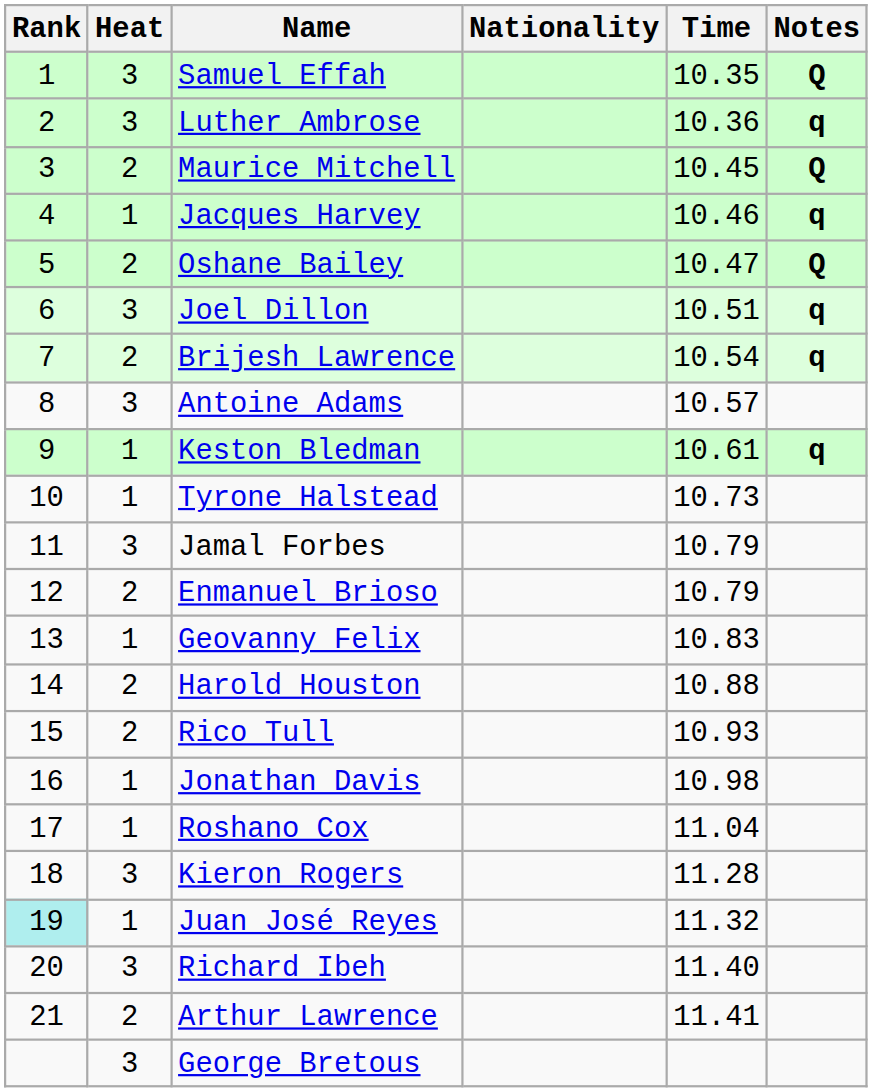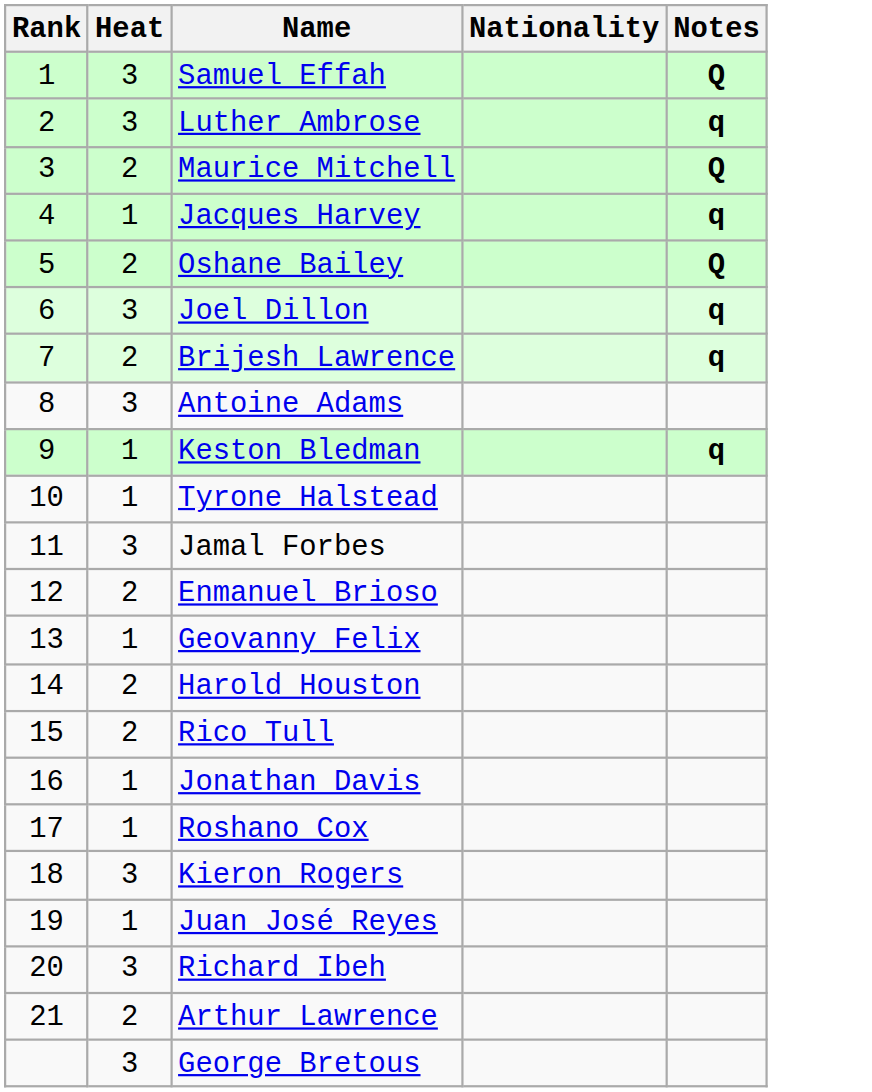- column: (716, 29)
(47, 922) paleturquoise background -> (47, 922) no background
